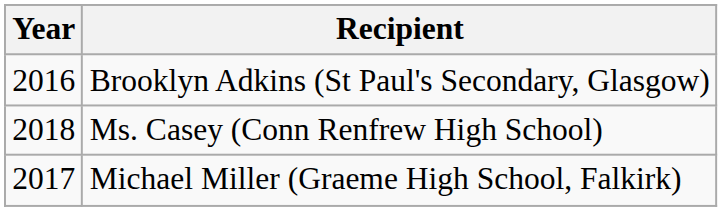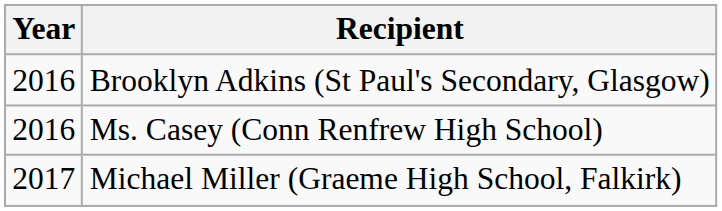(44, 129) 2018 -> (44, 129) 2016
